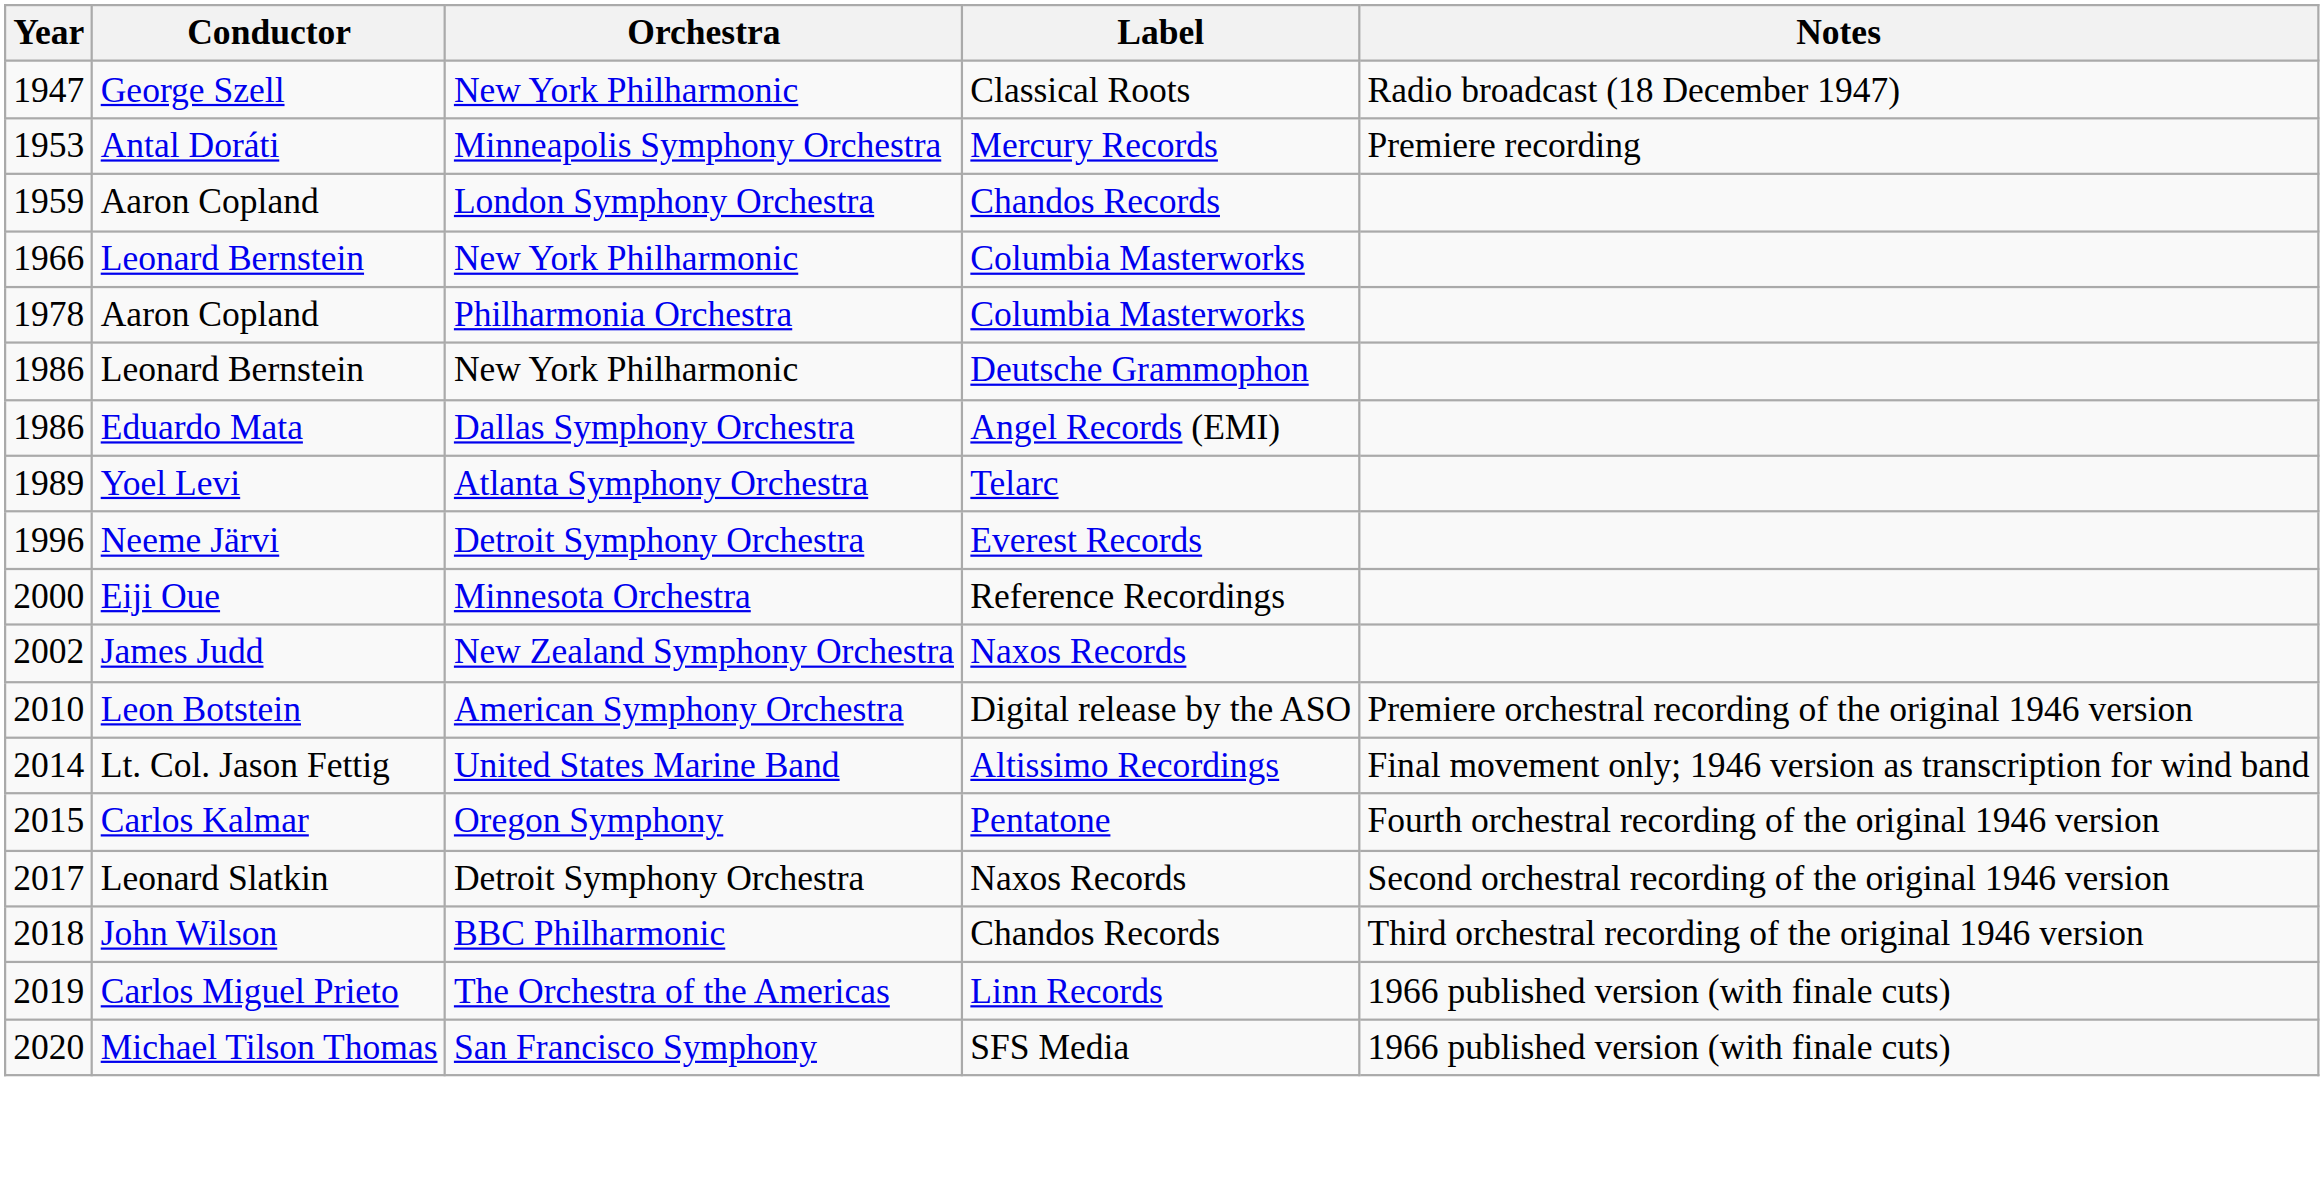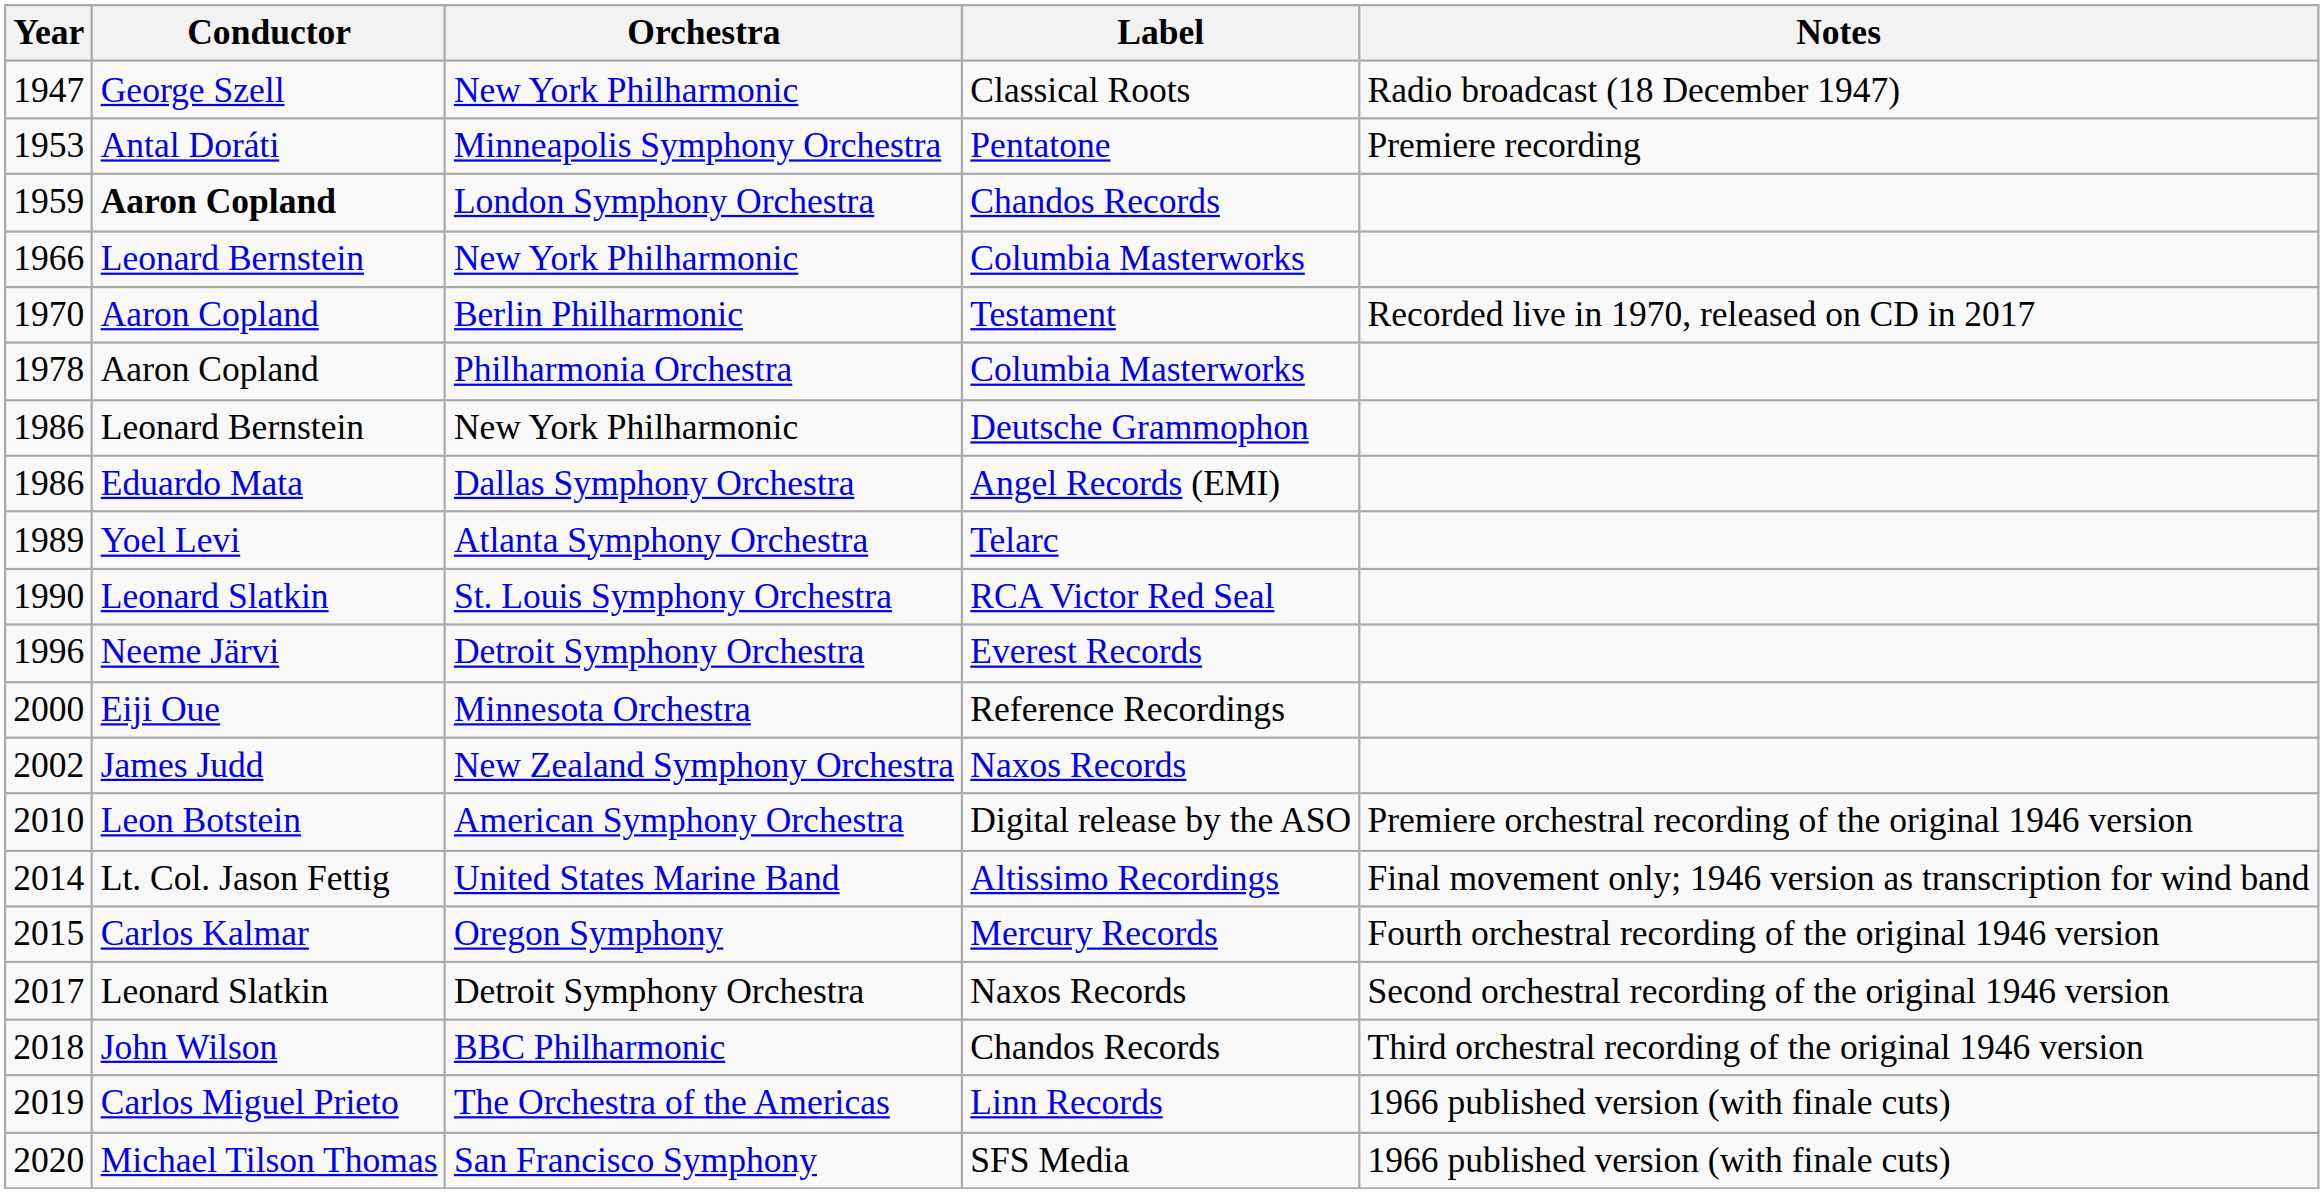(1094, 145) Mercury Records -> (1040, 145) Pentatone
(210, 201) normal -> (218, 201) bold
+ row: (49, 314)
+ row: (49, 595)
(1040, 821) Pentatone -> (1094, 933) Mercury Records
